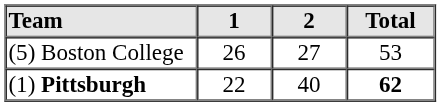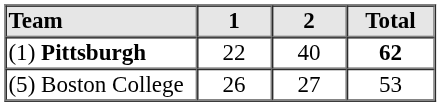rows swapped: (96, 52) <-> (77, 84)
